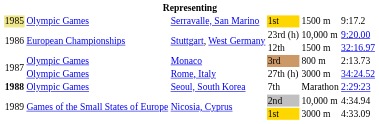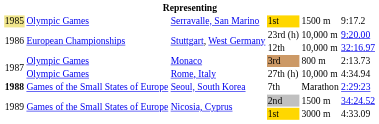(316, 48) 1500 m -> (320, 48) 10,000 m
(316, 74) 3000 m -> (320, 74) 10,000 m
(358, 74) 34:24.52 -> (356, 74) 4:34.94
(58, 87) Olympic Games -> (97, 87) Games of the Small States of Europe
(320, 100) 10,000 m -> (316, 100) 1500 m
(356, 100) 4:34.94 -> (358, 100) 34:24.52
